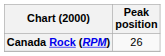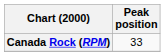(136, 42) 26 -> (136, 42) 33
